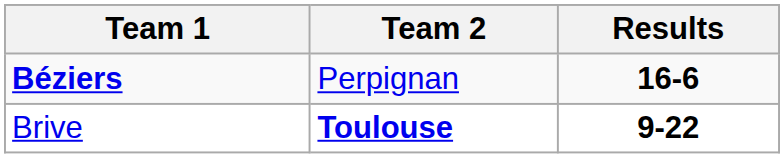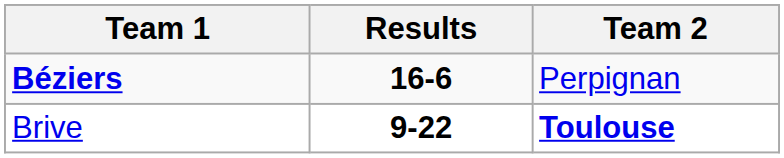columns swapped: (434, 29) <-> (668, 29)
